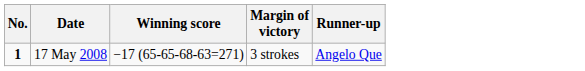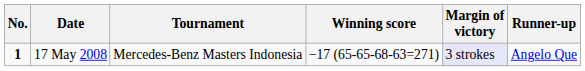+ column: (208, 24)
(275, 54) no background -> (470, 54) lavender background
